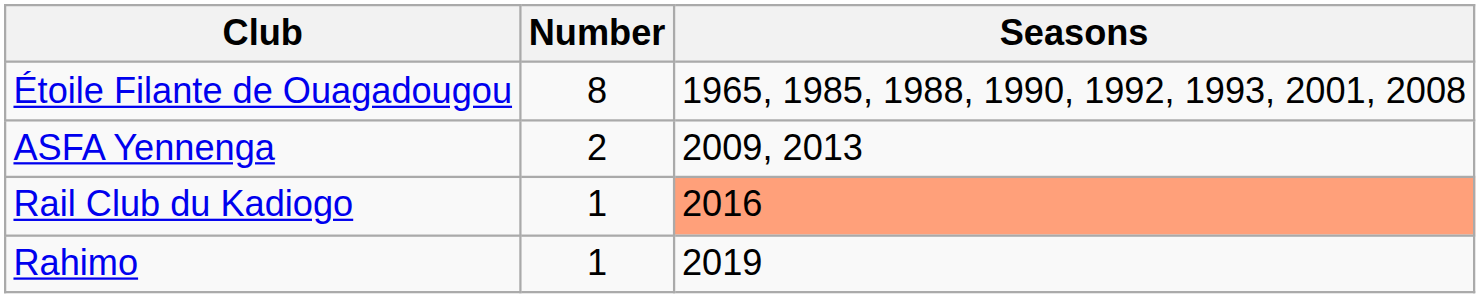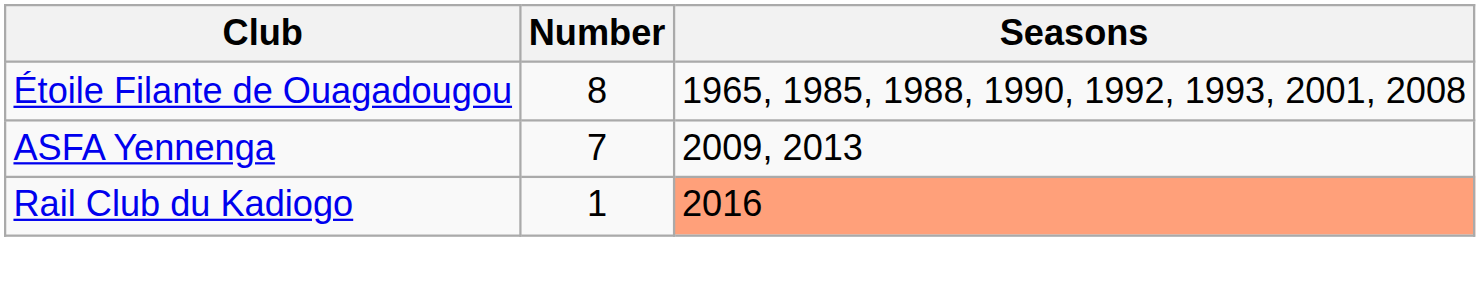(597, 147) 2 -> (597, 147) 7
- row: (76, 262)
